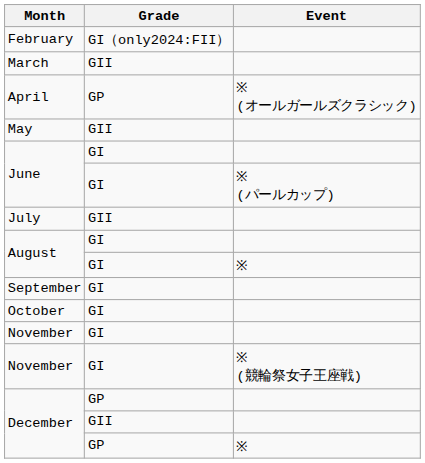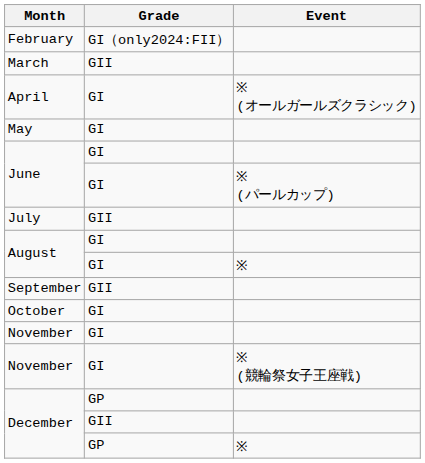(96, 97) GP -> (96, 97) GI
(100, 130) GII -> (96, 130) GI
(96, 289) GI -> (100, 289) GII
